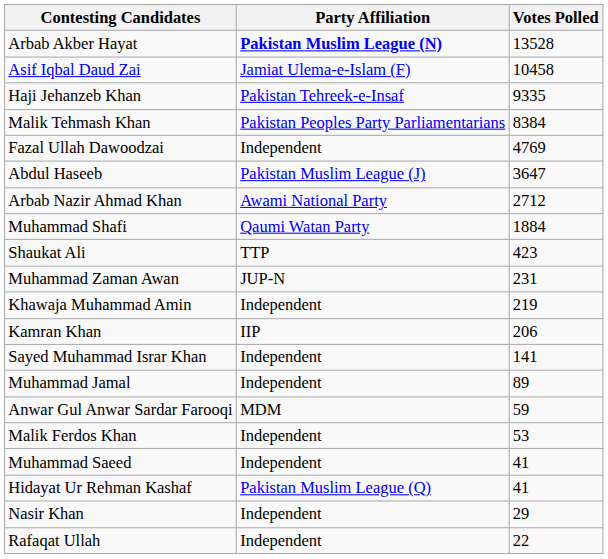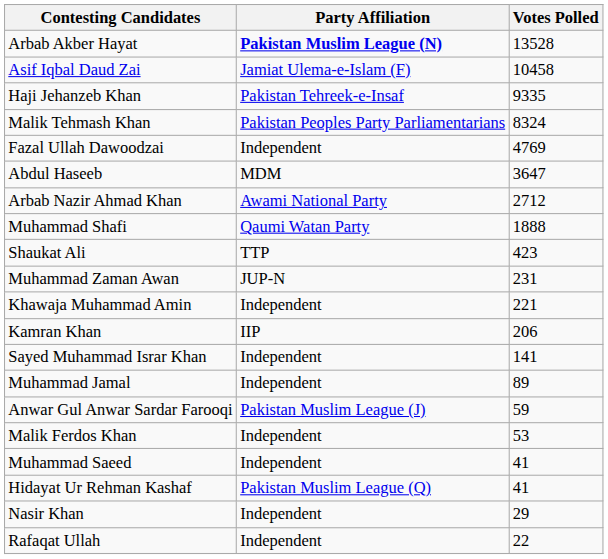(529, 122) 8384 -> (529, 122) 8324
(333, 174) Pakistan Muslim League (J) -> (261, 174) MDM
(529, 226) 1884 -> (529, 226) 1888
(525, 305) 219 -> (525, 305) 221
(261, 409) MDM -> (333, 409) Pakistan Muslim League (J)
